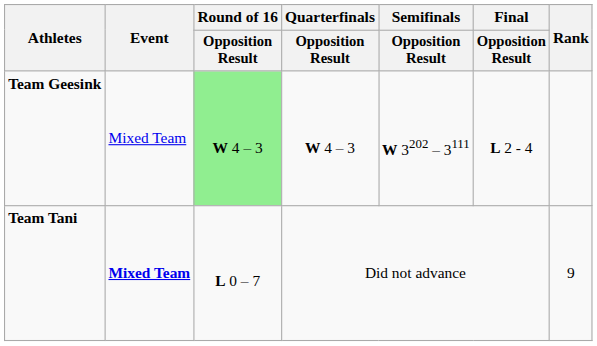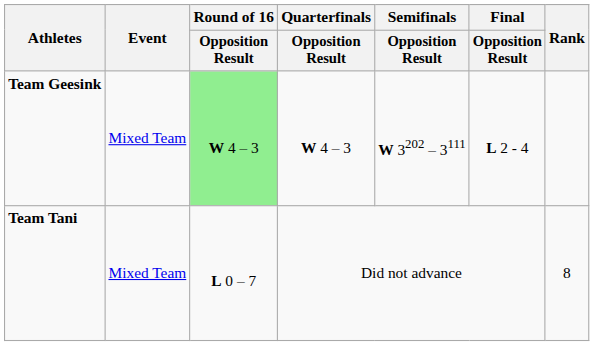(149, 273) bold -> (147, 273) normal
(571, 273) 9 -> (567, 273) 8
